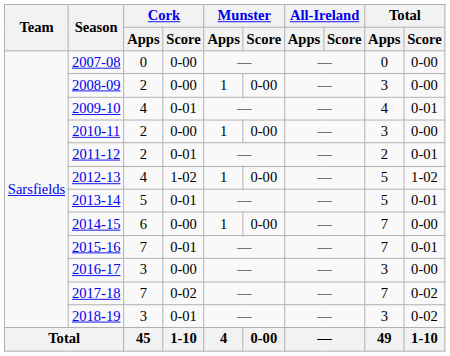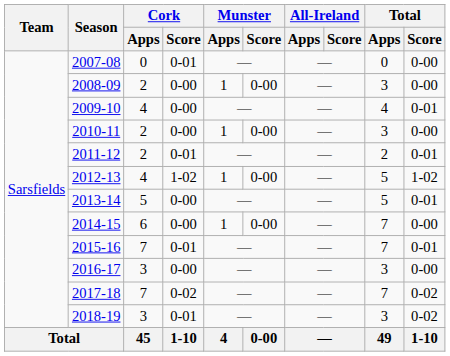(184, 62) 0-00 -> (184, 62) 0-01
(184, 108) 0-01 -> (184, 108) 0-00
(184, 200) 0-01 -> (184, 200) 0-00
